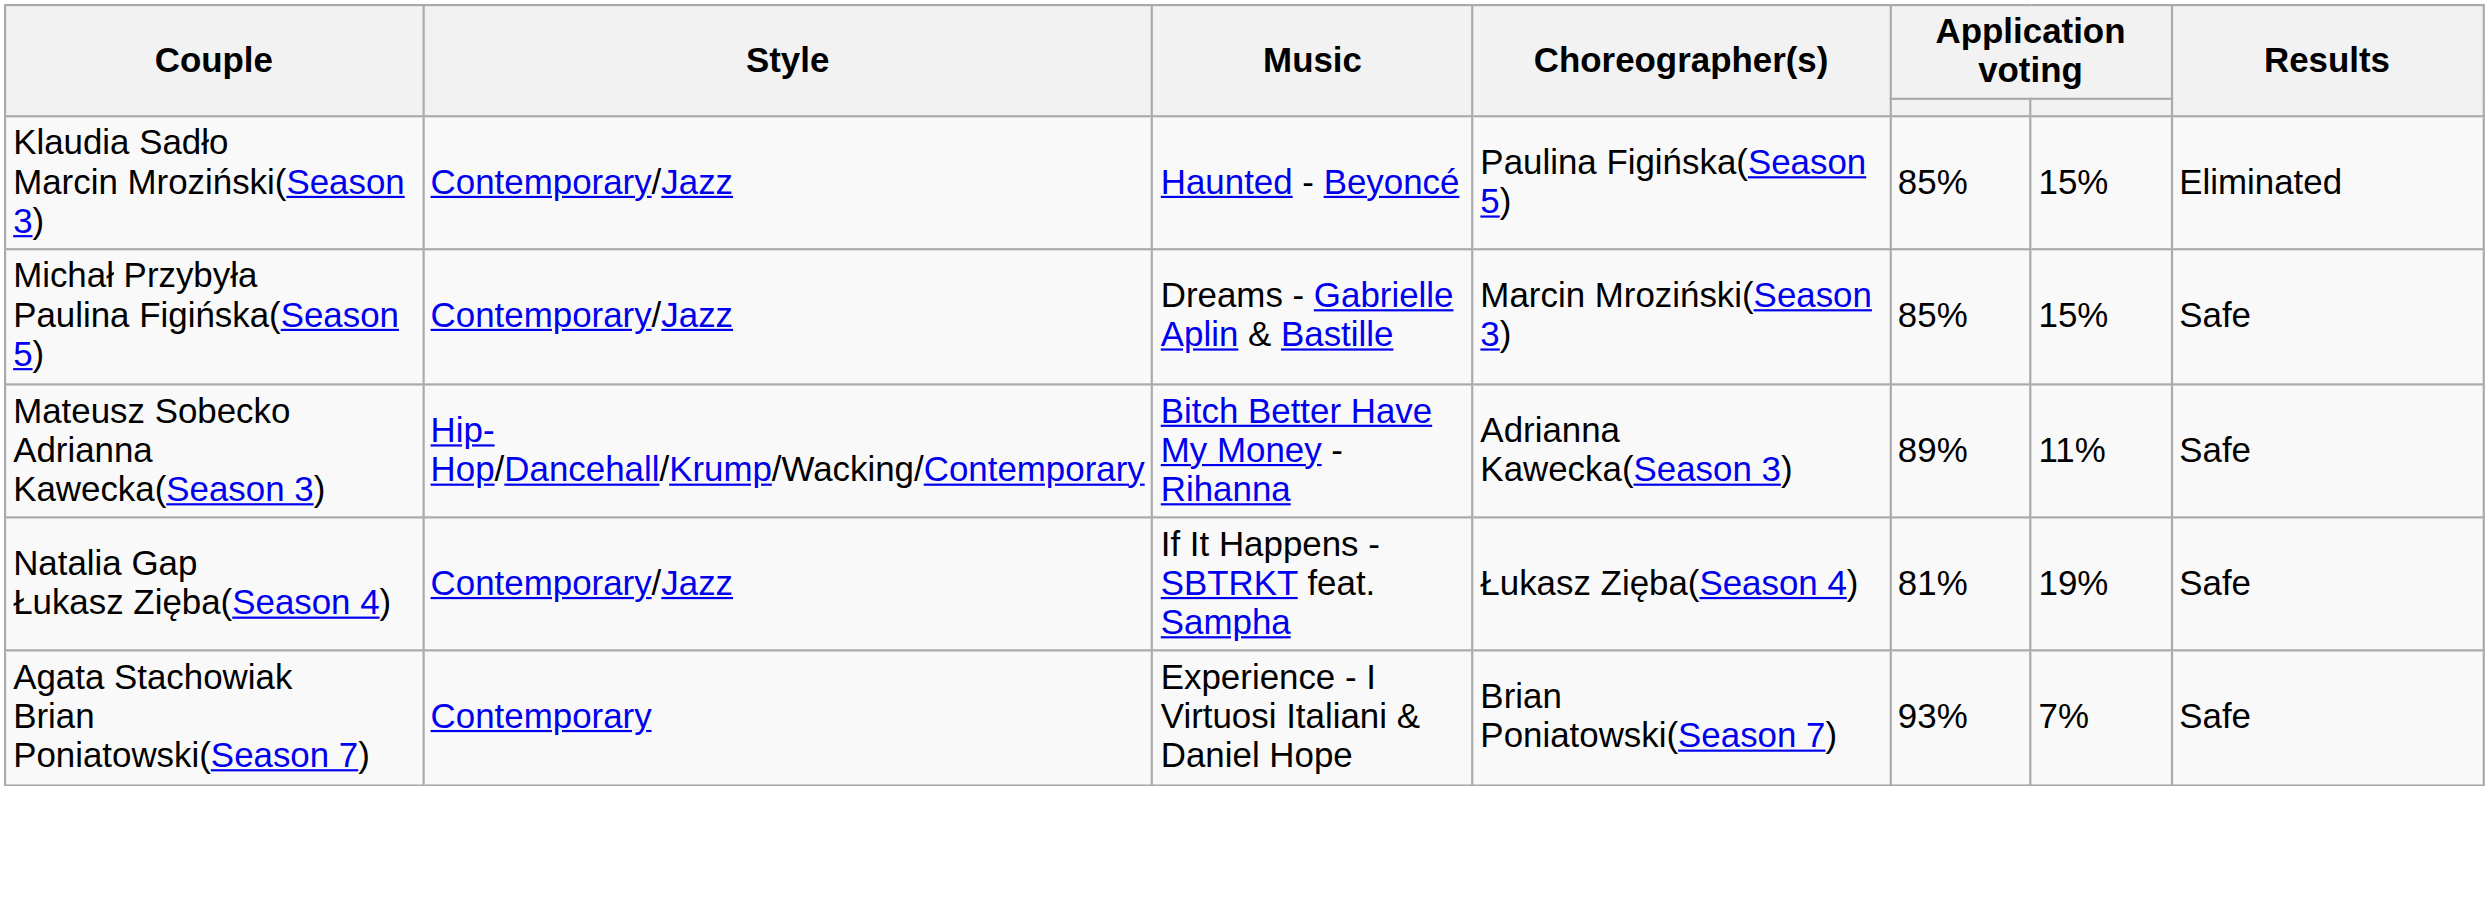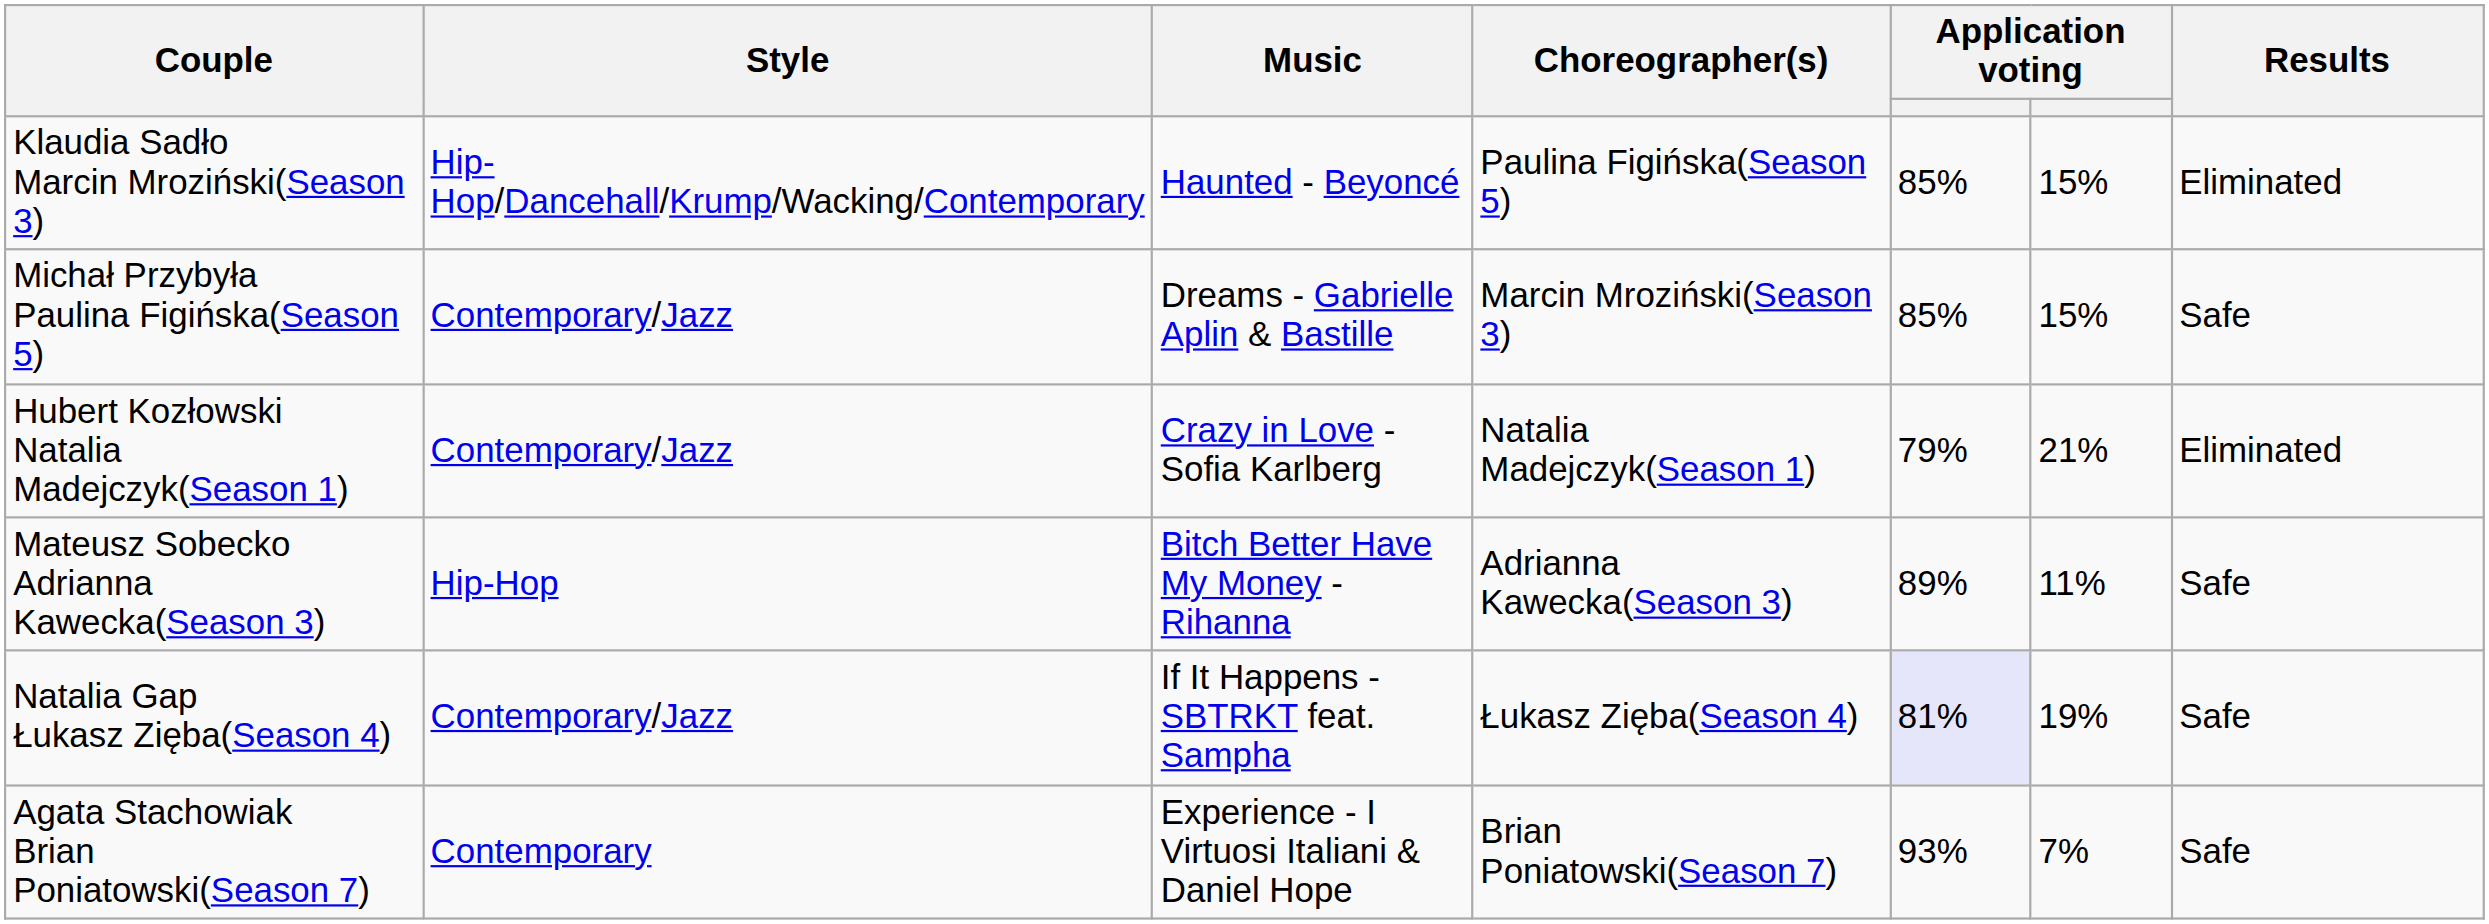(582, 182) Contemporary/Jazz -> (788, 182) Hip-Hop/Dancehall/Krump/Wacking/Contemporary
+ row: (181, 449)
(788, 449) Hip-Hop/Dancehall/Krump/Wacking/Contemporary -> (495, 583) Hip-Hop
(1933, 583) no background -> (1933, 717) lavender background
